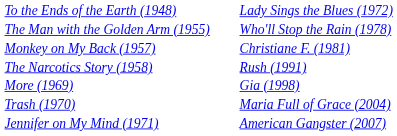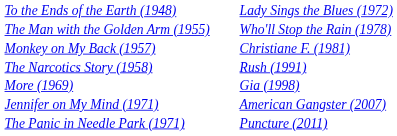- row: (40, 104)
+ row: (95, 123)
